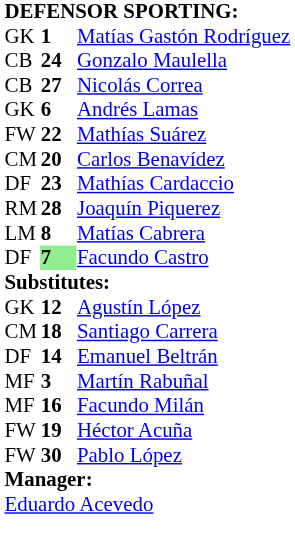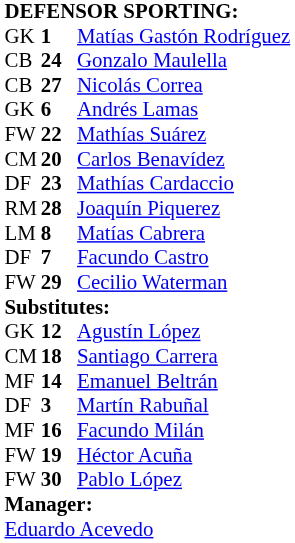(46, 257) lightgreen background -> (46, 257) no background
+ row: (152, 282)
(18, 356) DF -> (20, 380) MF
(20, 380) MF -> (18, 405) DF
